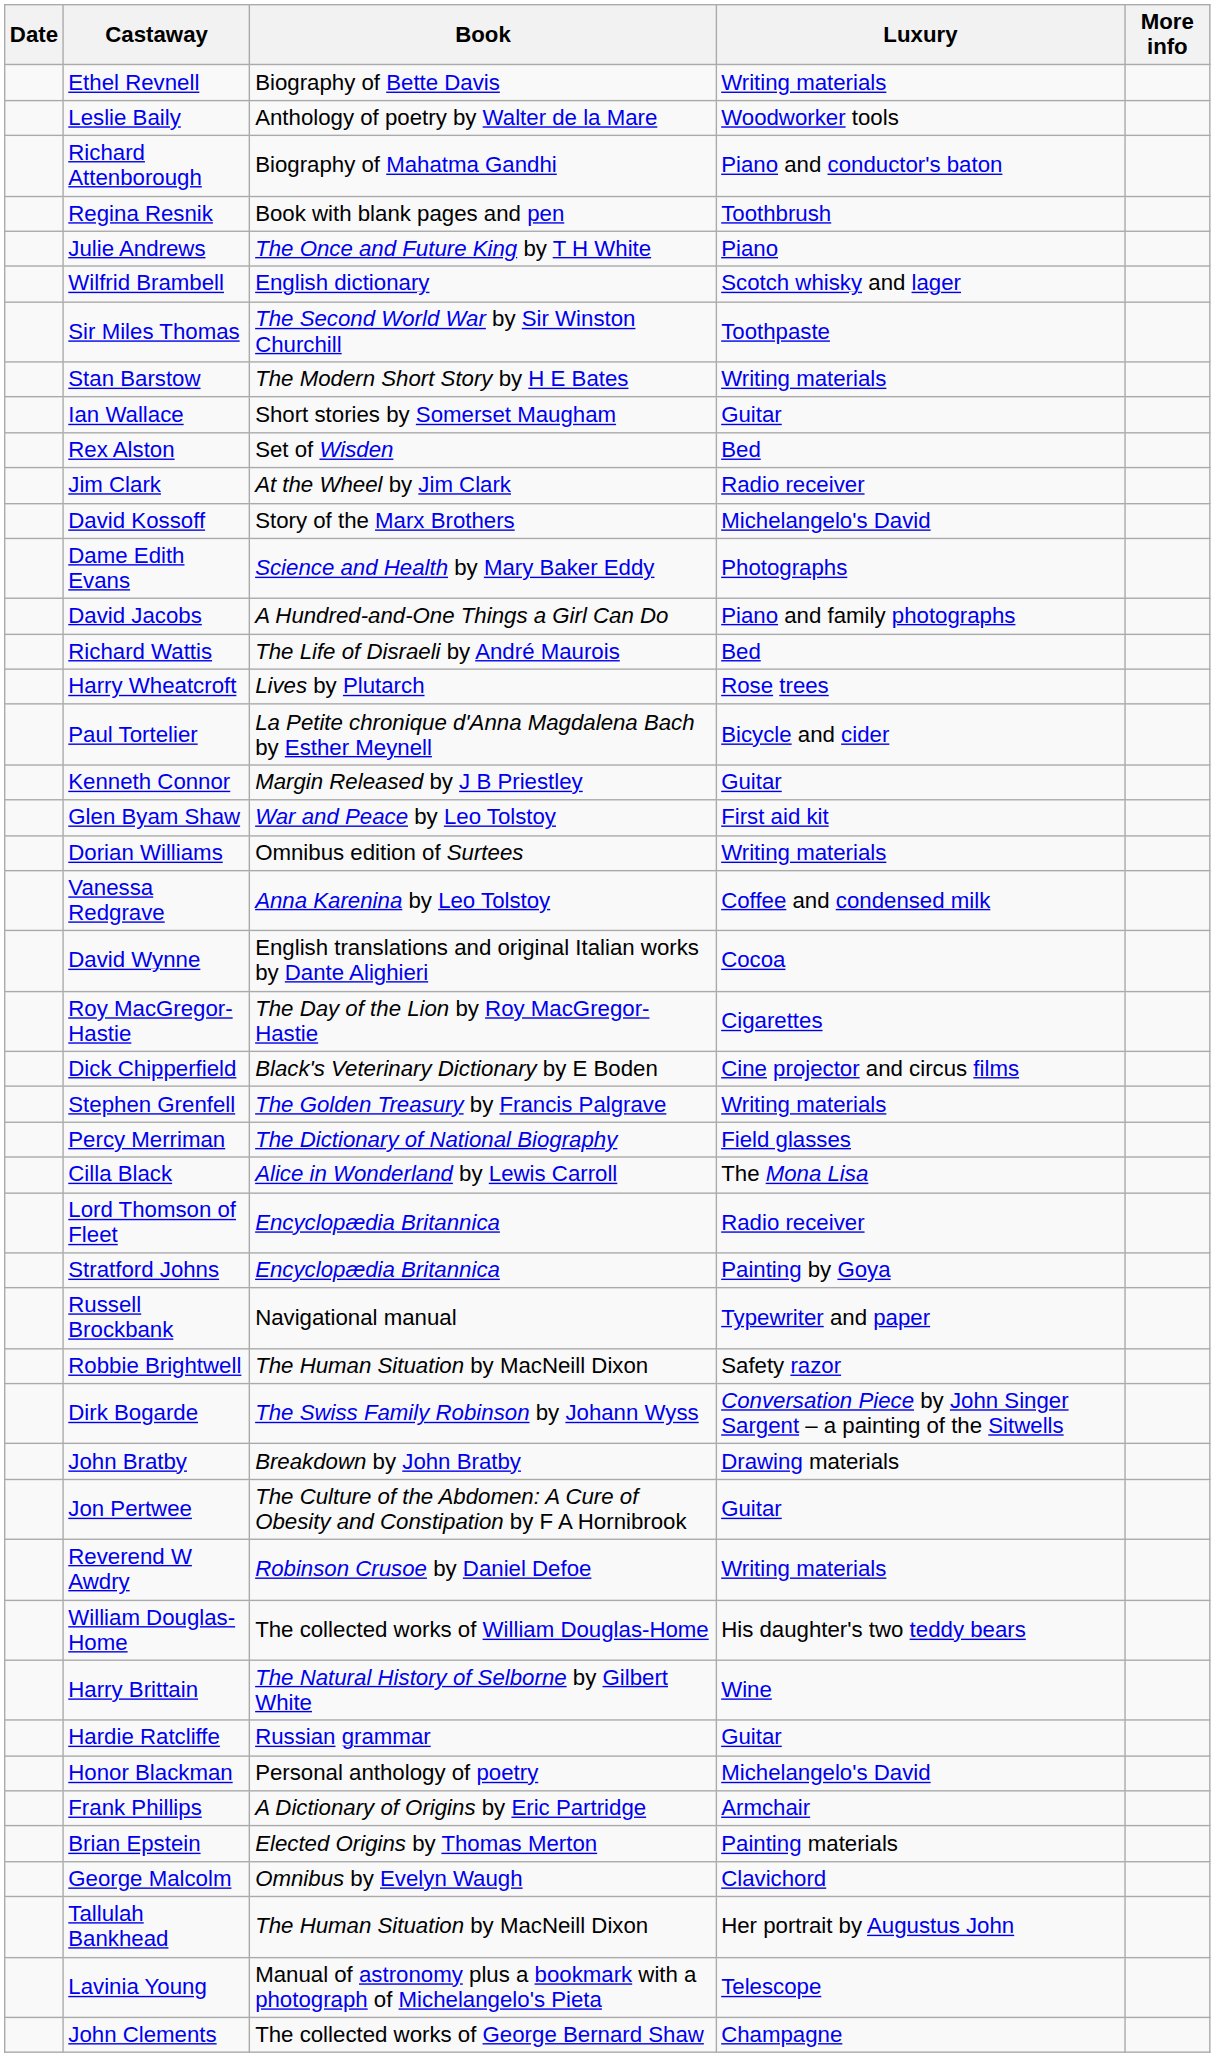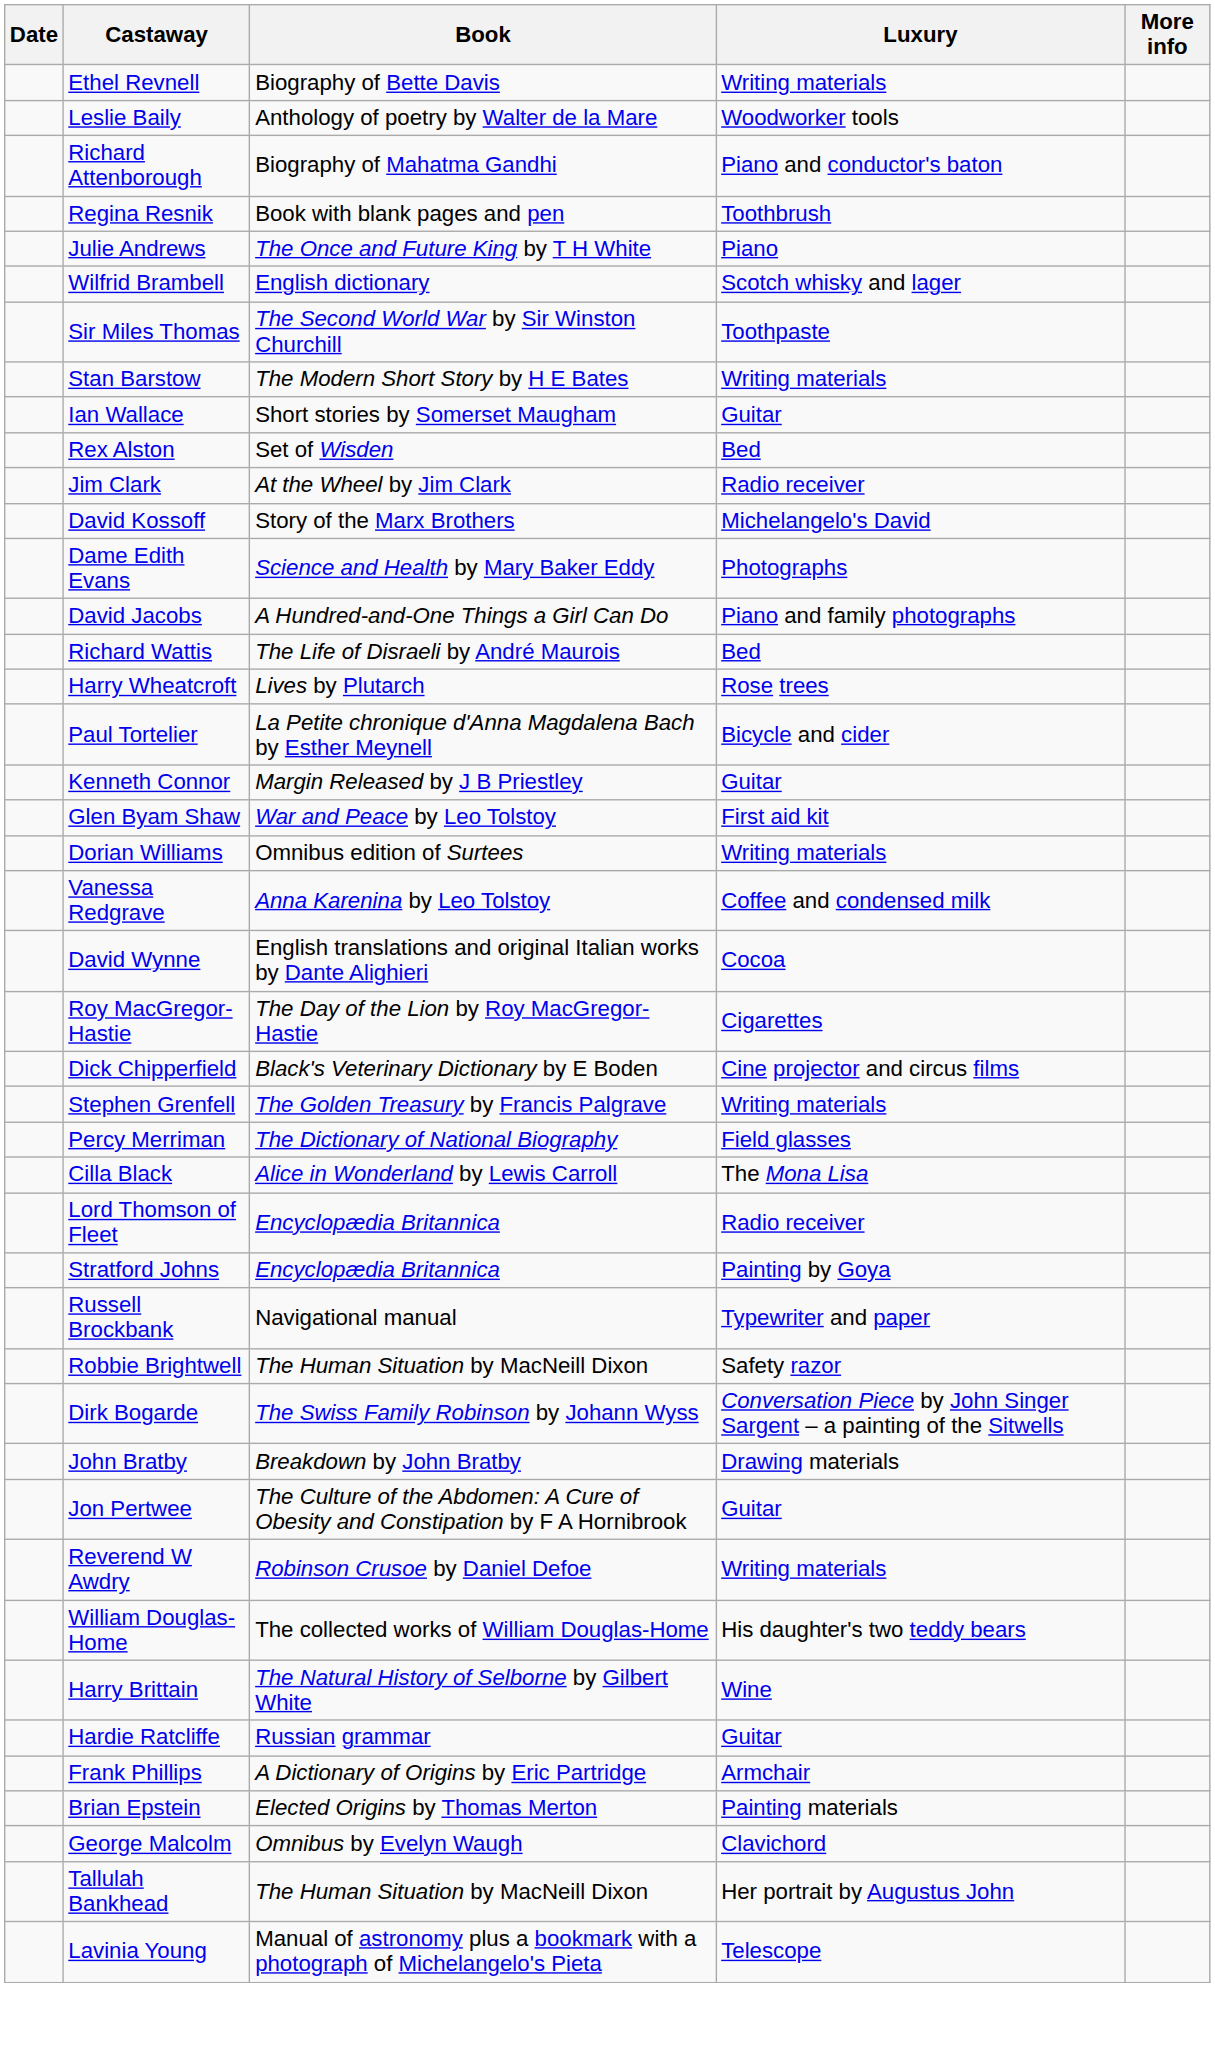- row: (150, 1773)
- row: (142, 2034)
